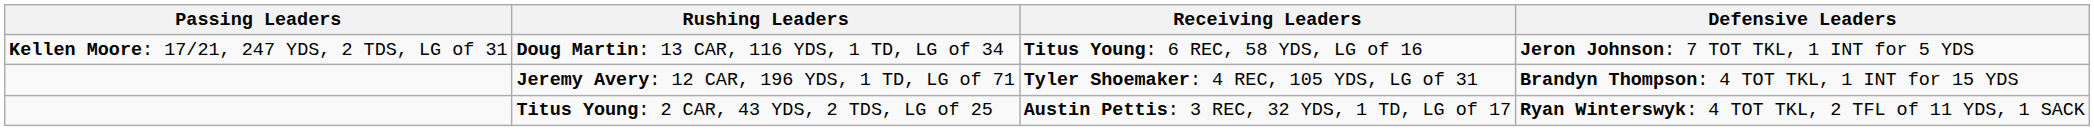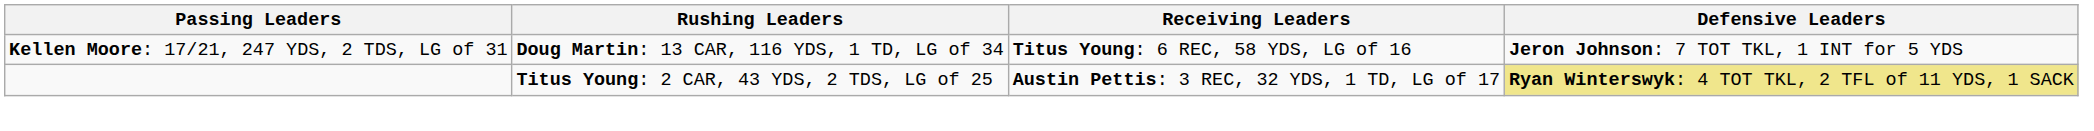- row: (766, 80)
(1802, 110) no background -> (1791, 80) khaki background
